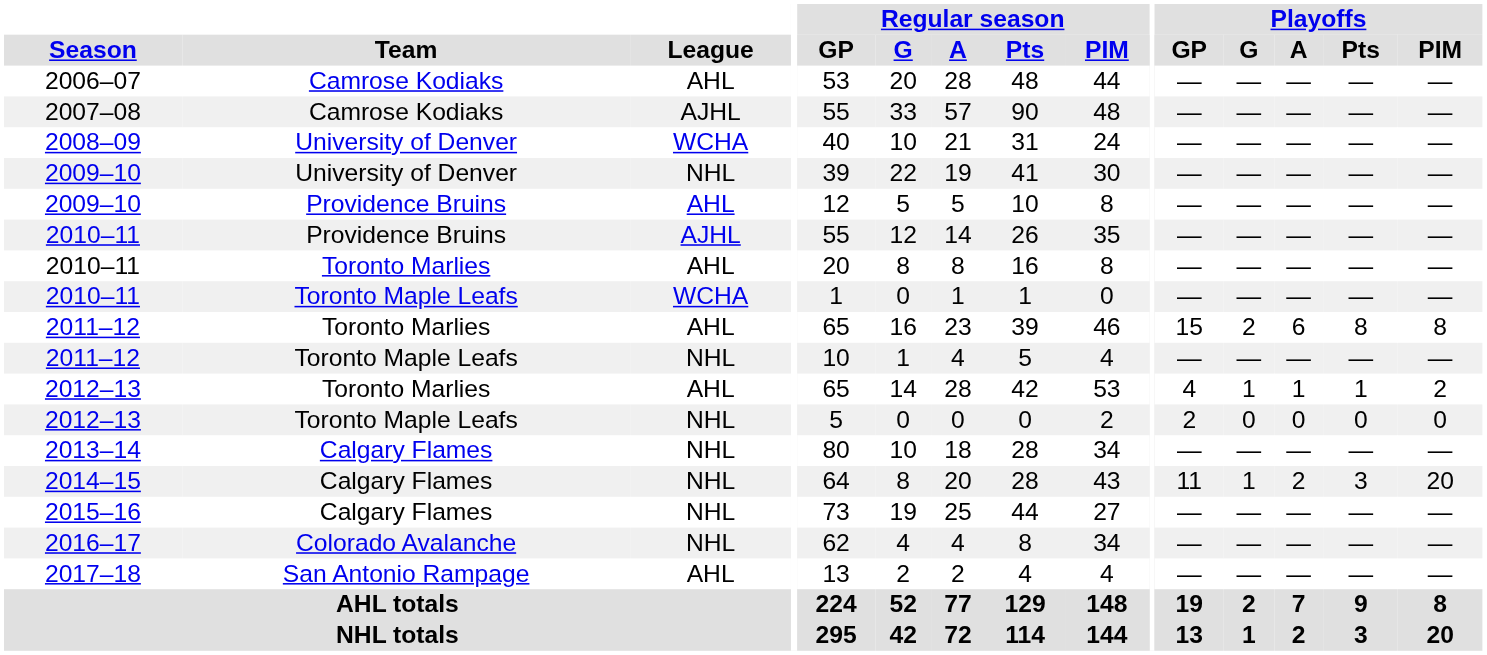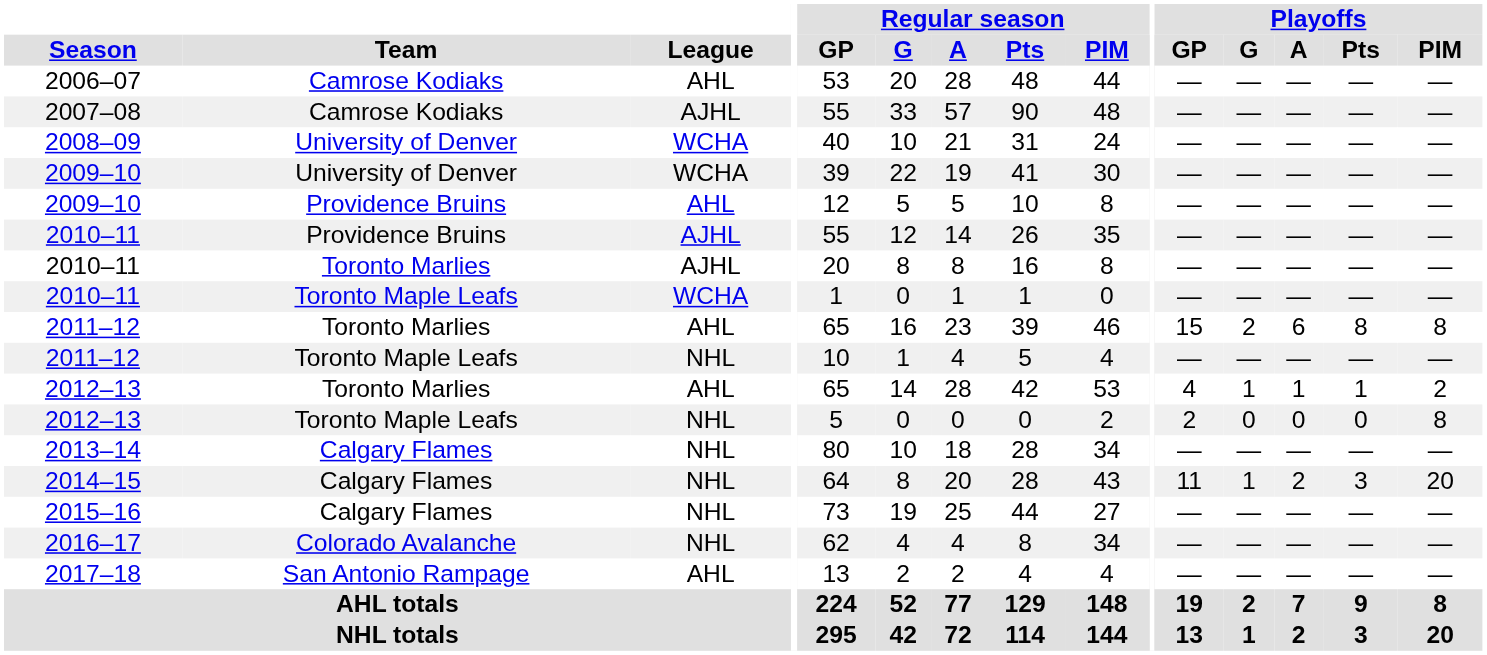(711, 173) NHL -> (711, 173) WCHA
(711, 265) AHL -> (711, 265) AJHL
(1440, 419) 0 -> (1440, 419) 8
